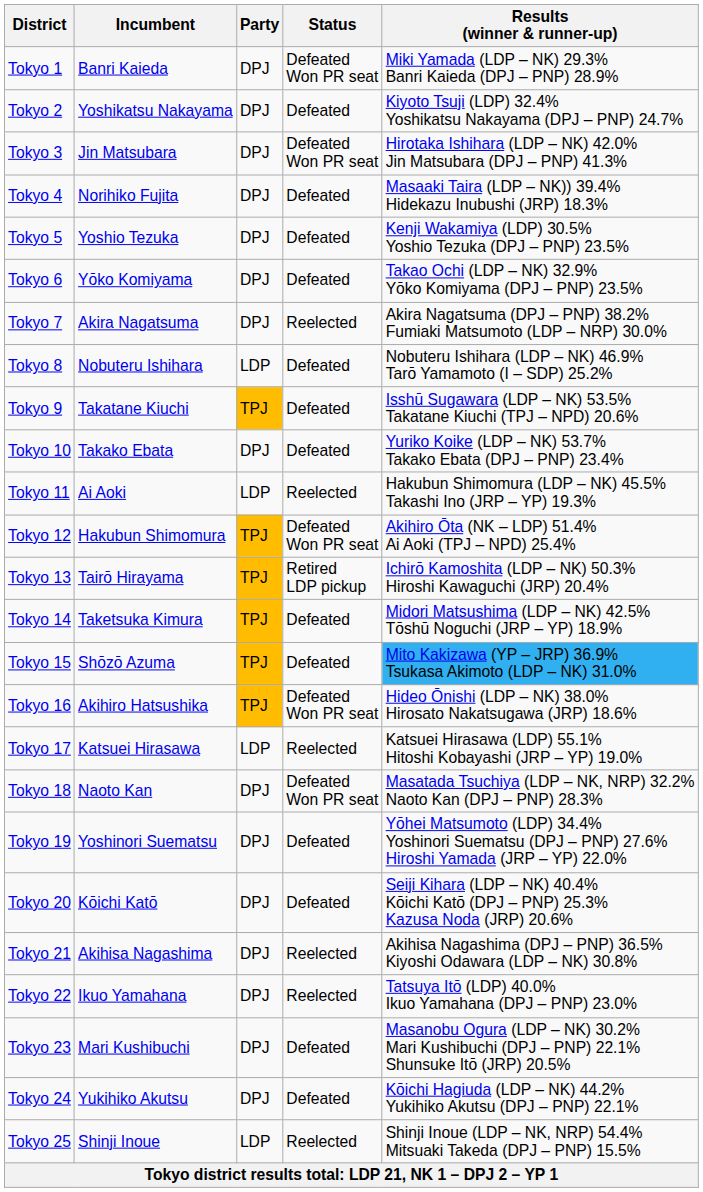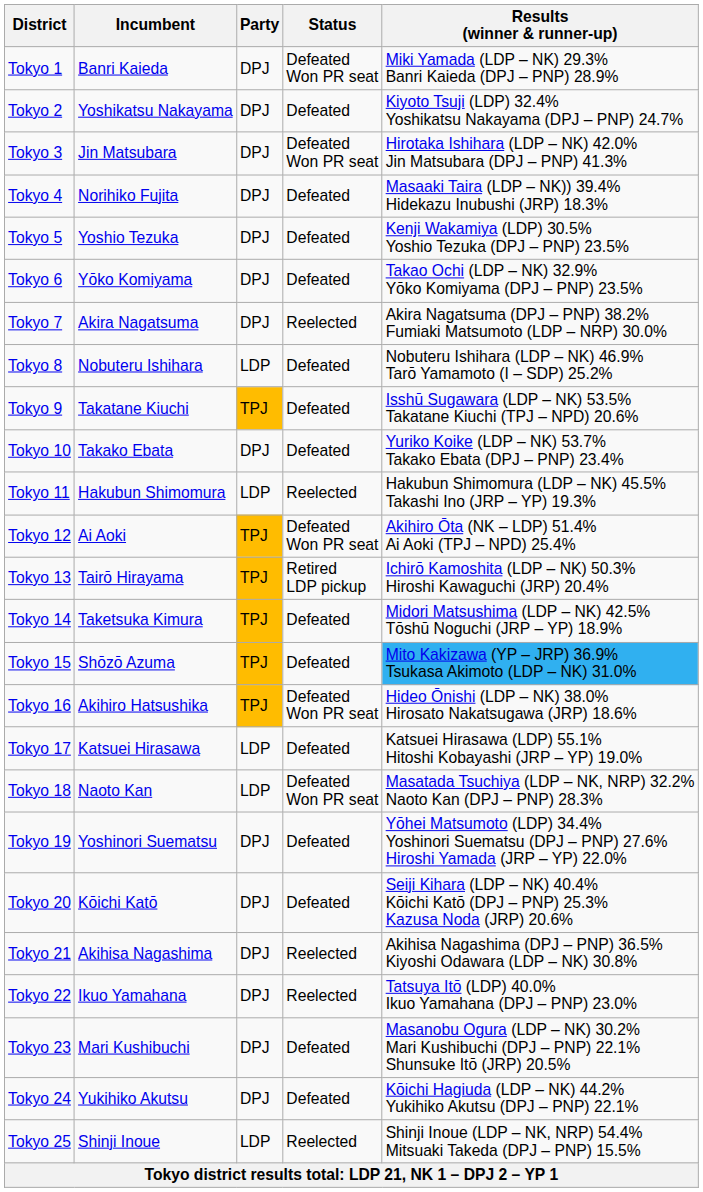(102, 493) Ai Aoki -> (152, 493) Hakubun Shimomura
(152, 535) Hakubun Shimomura -> (102, 535) Ai Aoki
(322, 748) Reelected -> (318, 748) Defeated
(255, 790) DPJ -> (255, 790) LDP
